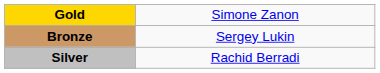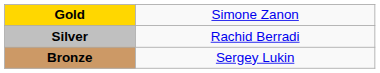rows swapped: (70, 57) <-> (70, 36)
